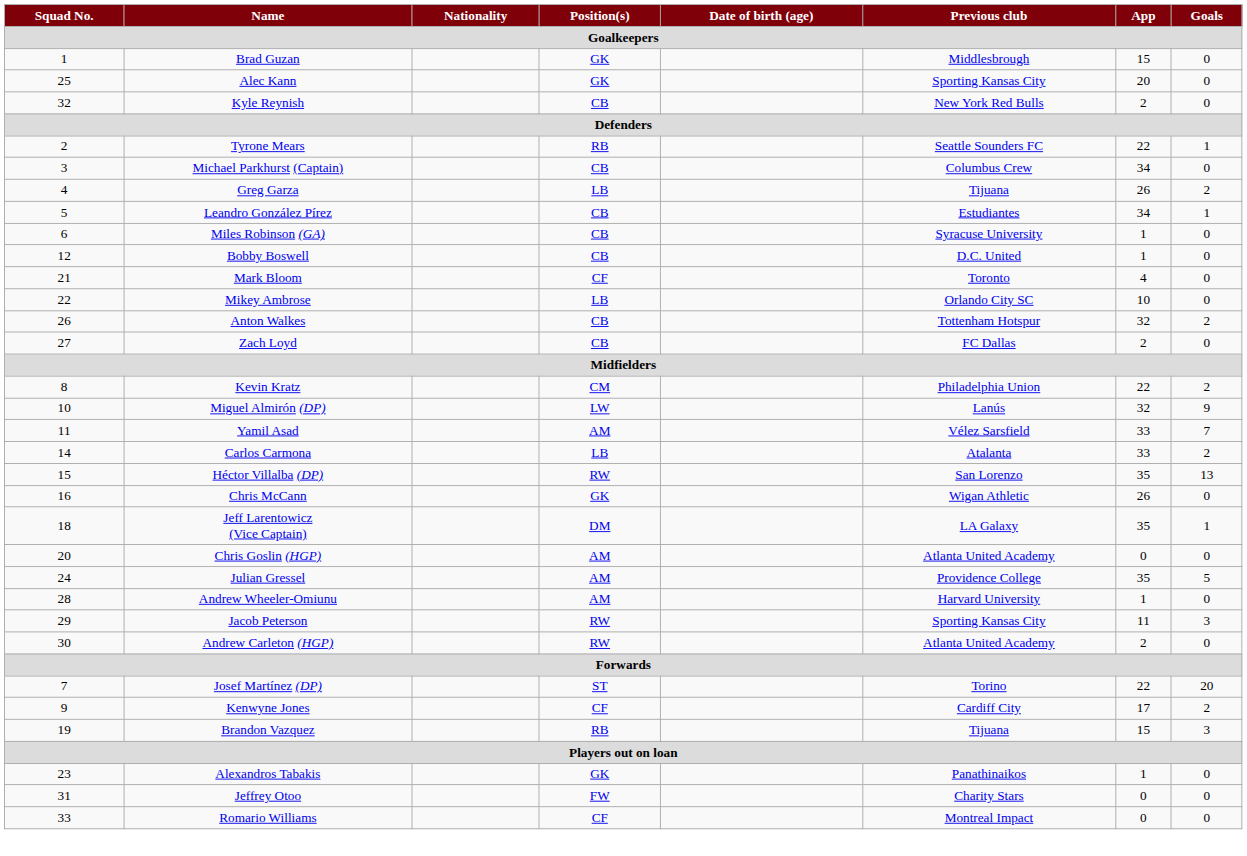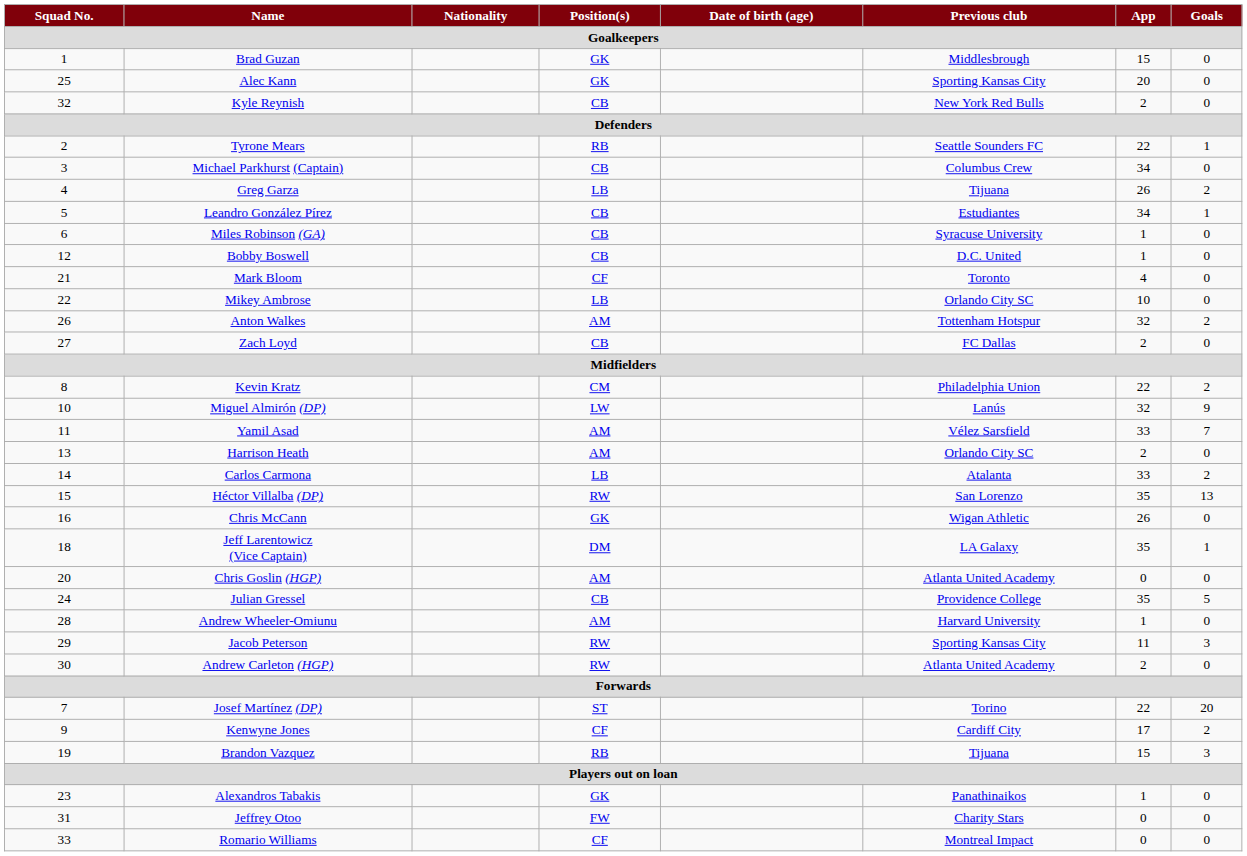(600, 321) CB -> (600, 321) AM
+ row: (268, 452)
(600, 577) AM -> (600, 599) CB
